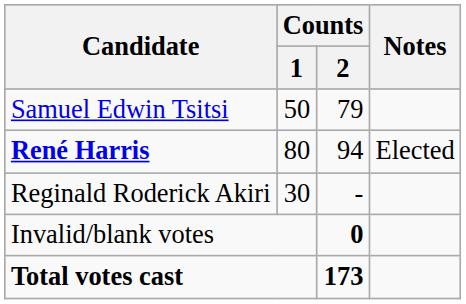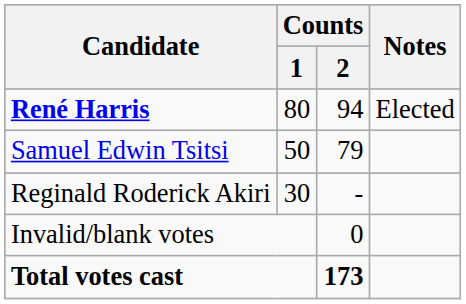rows swapped: (80, 151) <-> (120, 109)
(357, 234) bold -> (357, 234) normal
